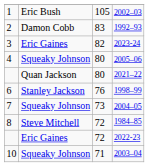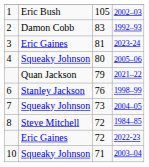(100, 43) 82 -> (100, 43) 81
(100, 75) 80 -> (100, 75) 79
